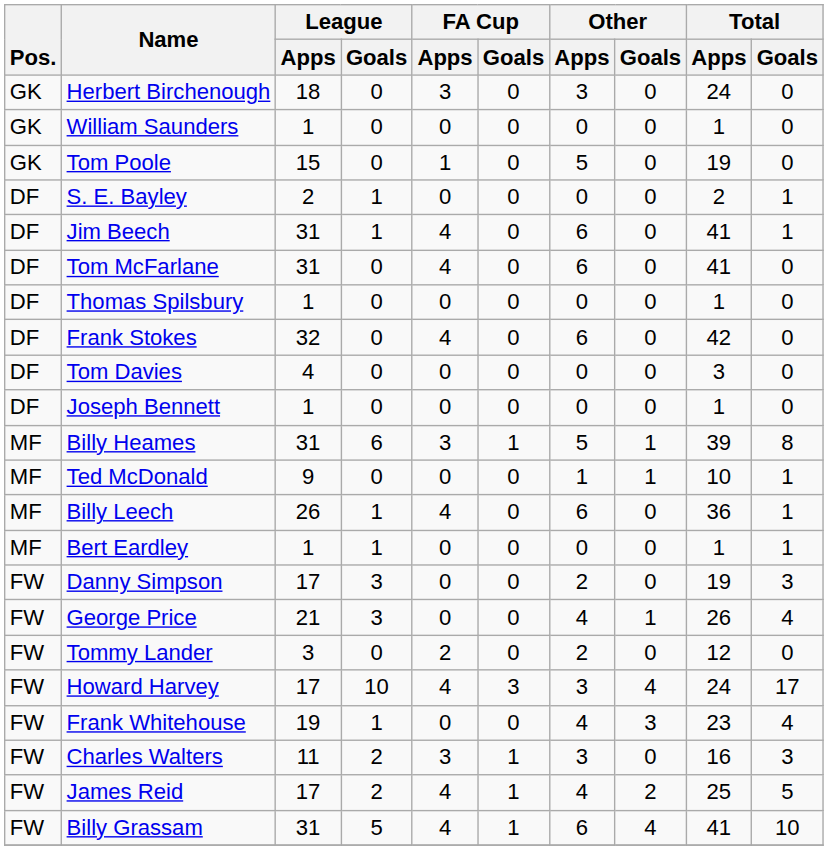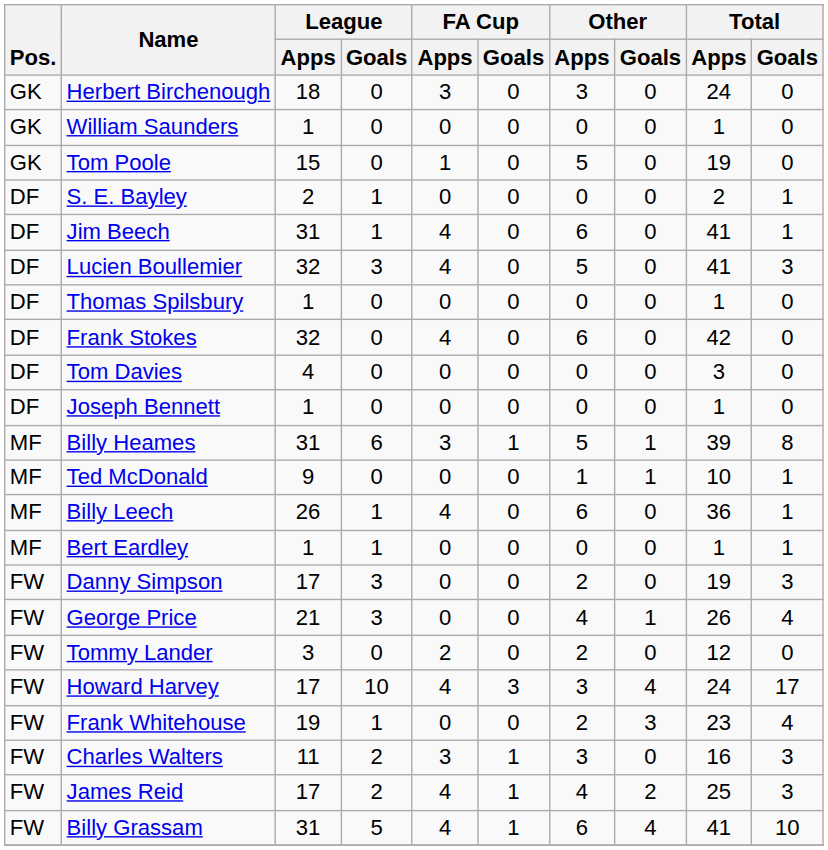+ row: (154, 267)
- row: (143, 267)
(582, 722) 4 -> (582, 722) 2
(787, 792) 5 -> (787, 792) 3
